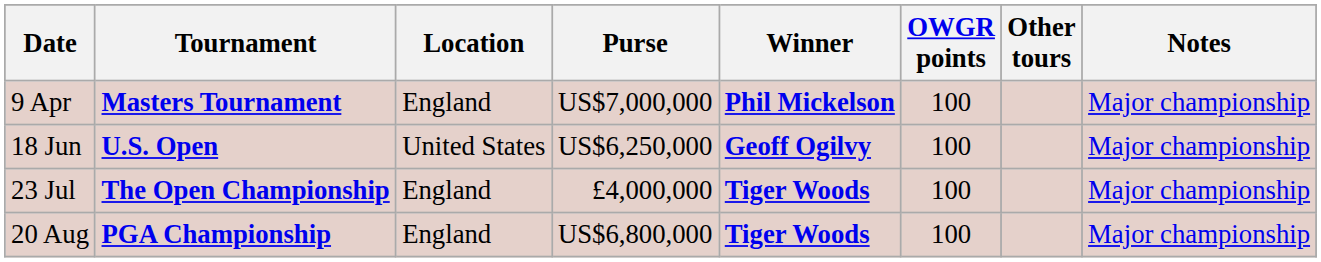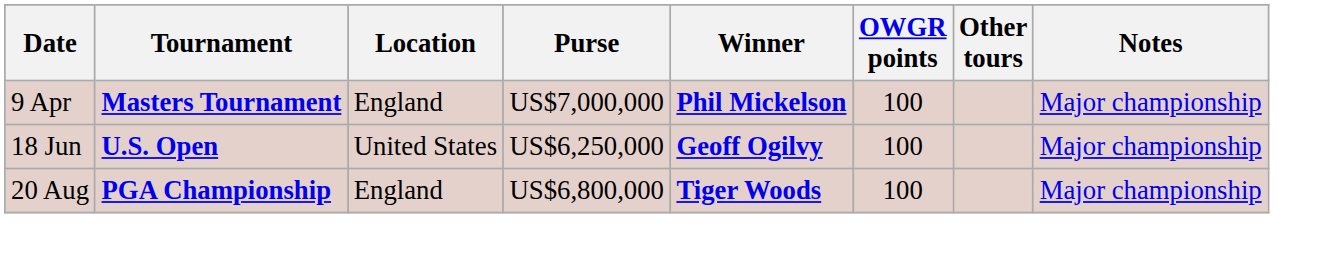- row: (43, 190)
